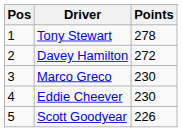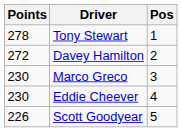columns swapped: (19, 15) <-> (154, 15)
